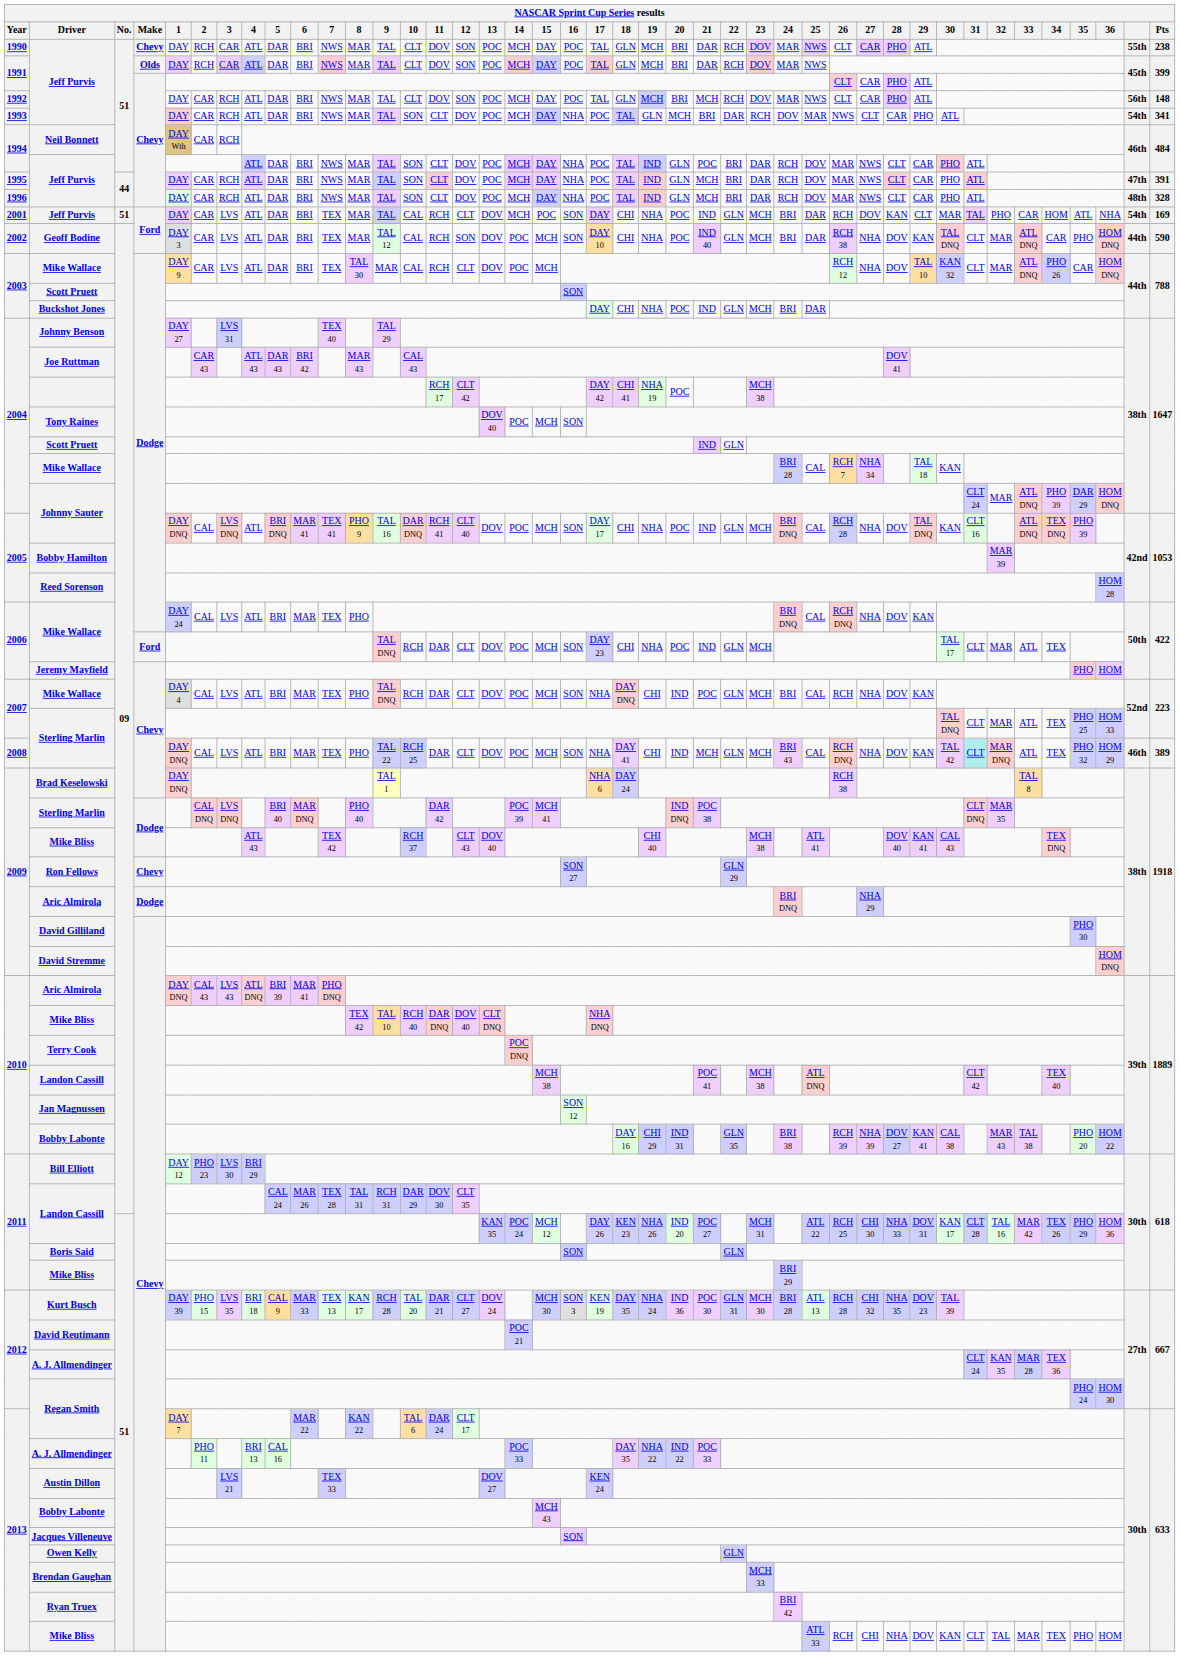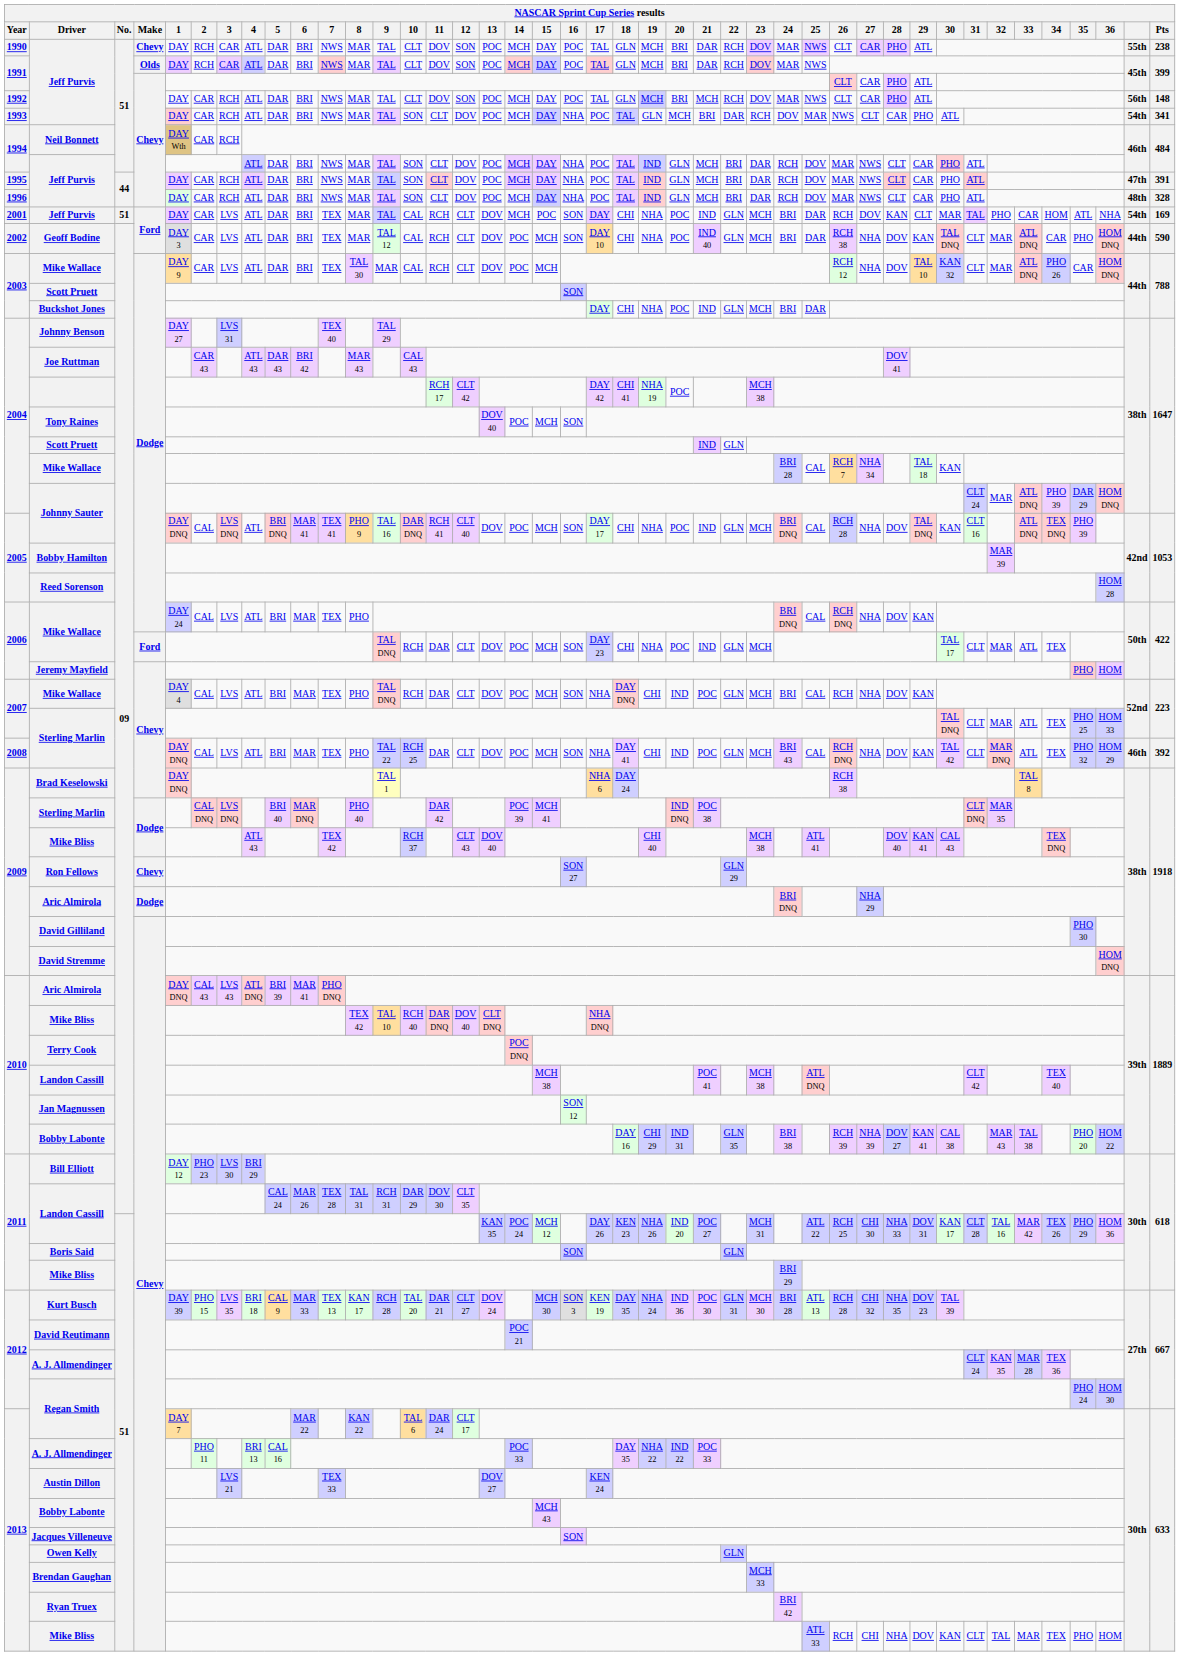(707, 163) POC -> (707, 163) MCH
(466, 238) SON -> (466, 238) CLT
(707, 753) MCH -> (707, 753) POC
(976, 753) paleturquoise background -> (976, 753) no background
(1162, 753) 389 -> (1162, 753) 392
